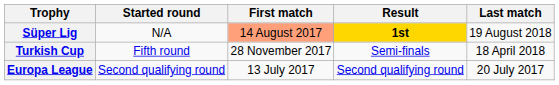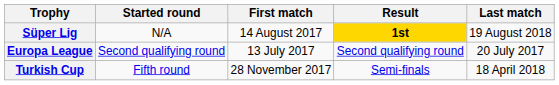(281, 32) lightsalmon background -> (281, 32) no background
rows swapped: (50, 51) <-> (50, 70)
